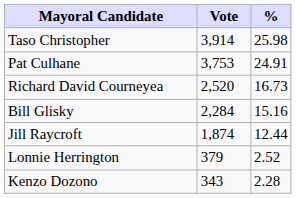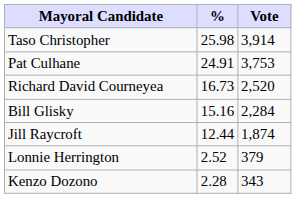columns swapped: (224, 16) <-> (271, 16)
